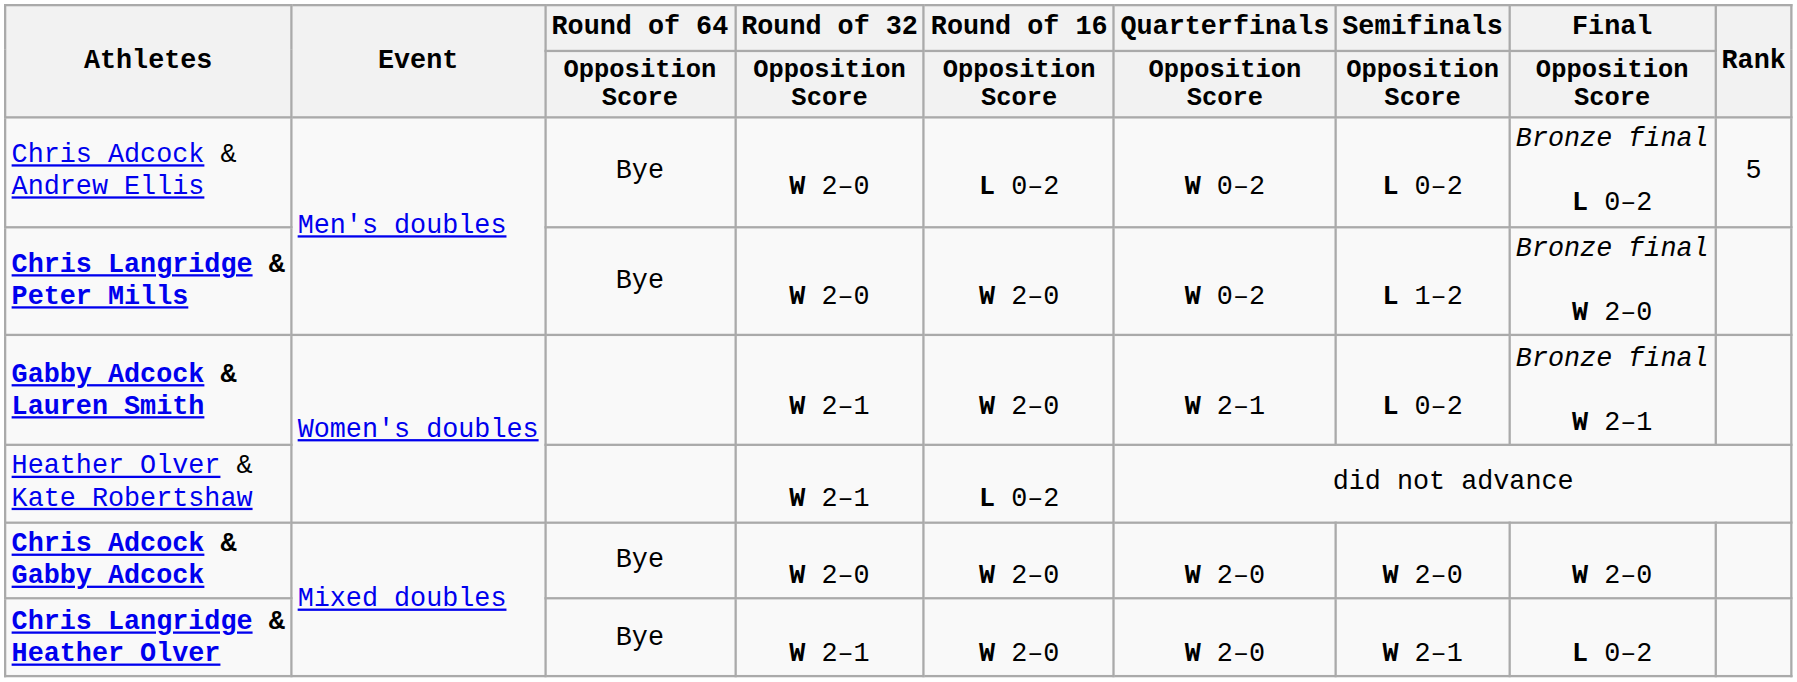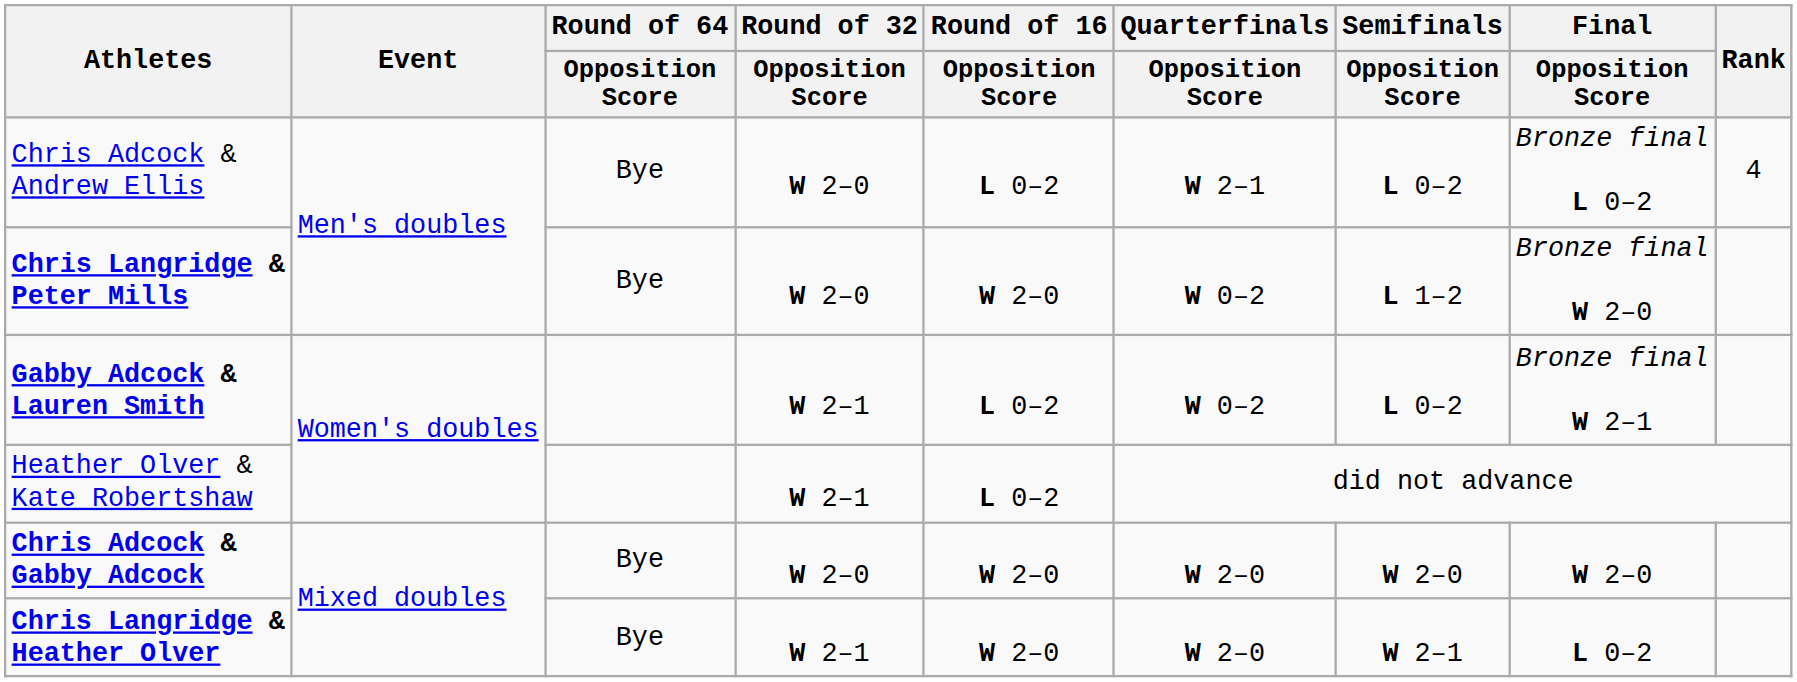(1225, 188) W 0–2 -> (1225, 188) W 2–1
(1754, 172) 5 -> (1754, 172) 4
(1019, 406) W 2–0 -> (1019, 406) L 0–2
(1225, 406) W 2–1 -> (1225, 406) W 0–2
